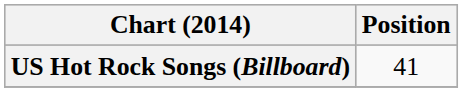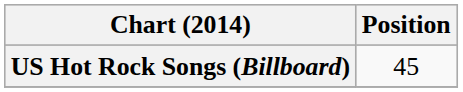(406, 65) 41 -> (406, 65) 45
